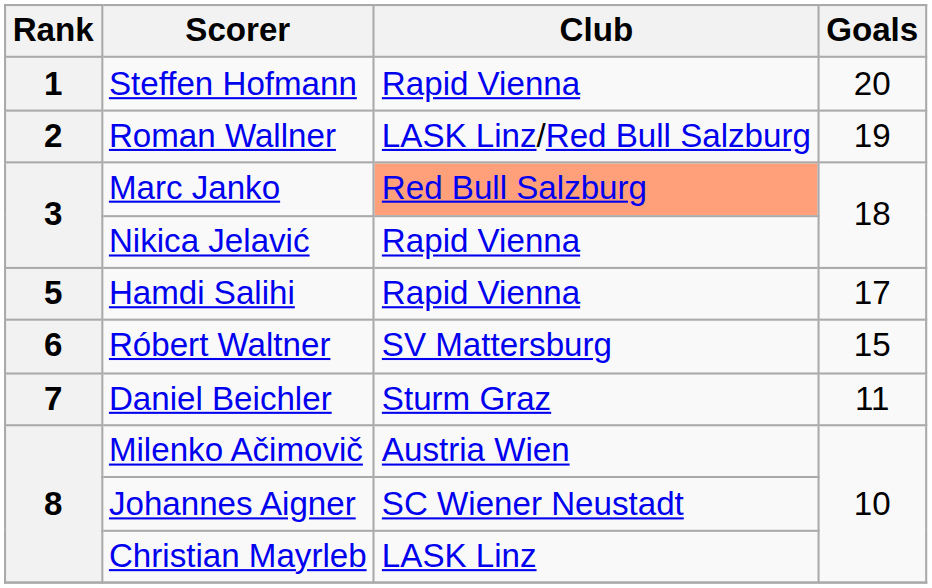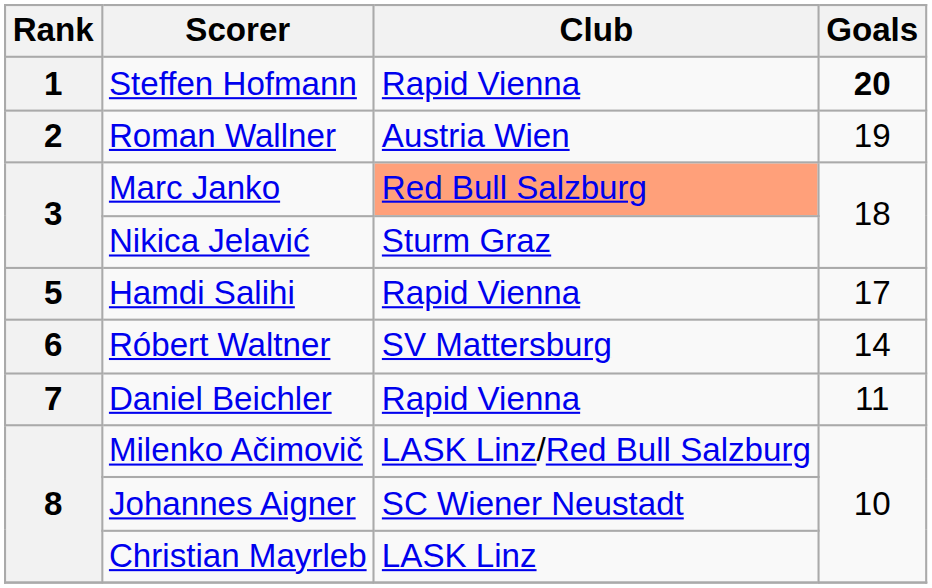(872, 83) normal -> (872, 83) bold
(596, 135) LASK Linz/Red Bull Salzburg -> (476, 135) Austria Wien
(481, 240) Rapid Vienna -> (467, 240) Sturm Graz
(872, 345) 15 -> (872, 345) 14
(467, 398) Sturm Graz -> (481, 398) Rapid Vienna
(476, 450) Austria Wien -> (596, 450) LASK Linz/Red Bull Salzburg
